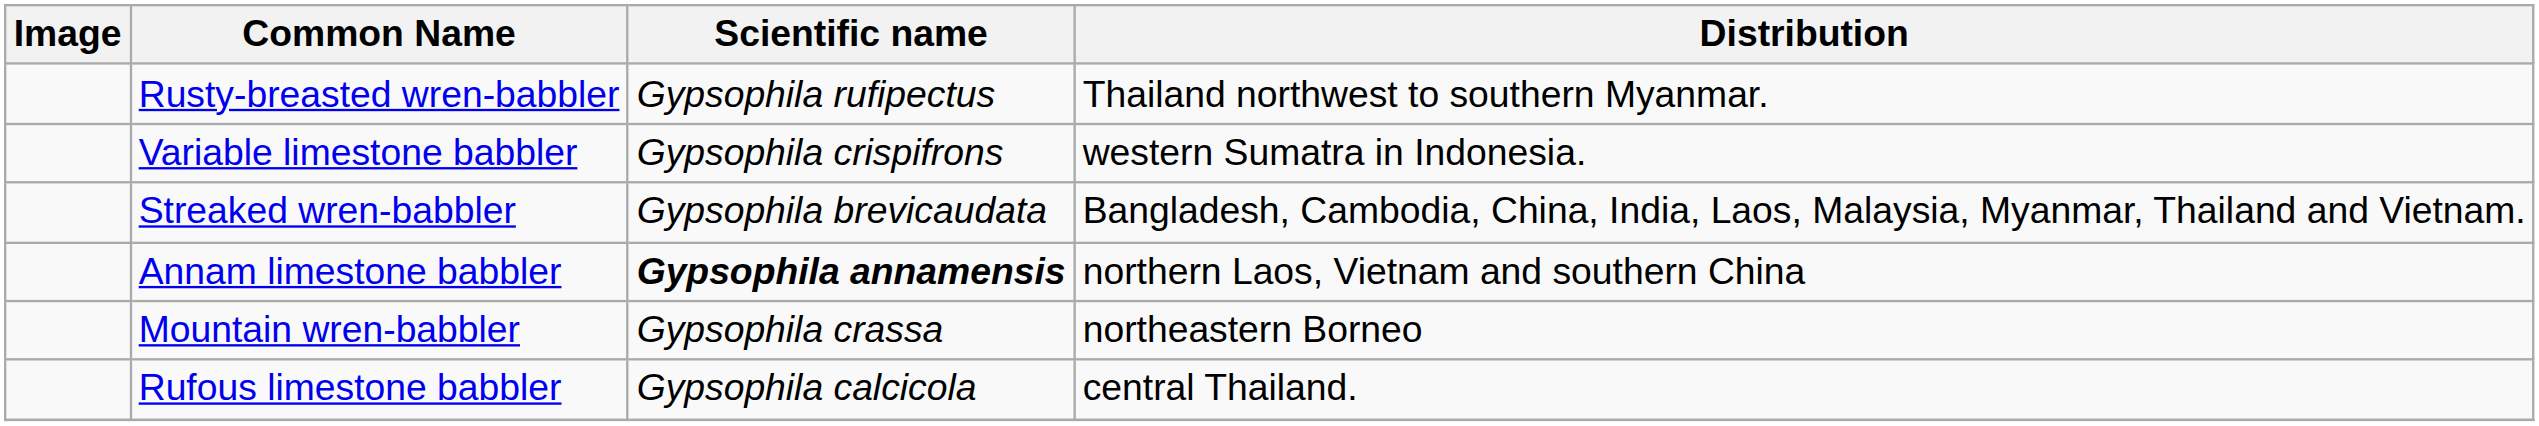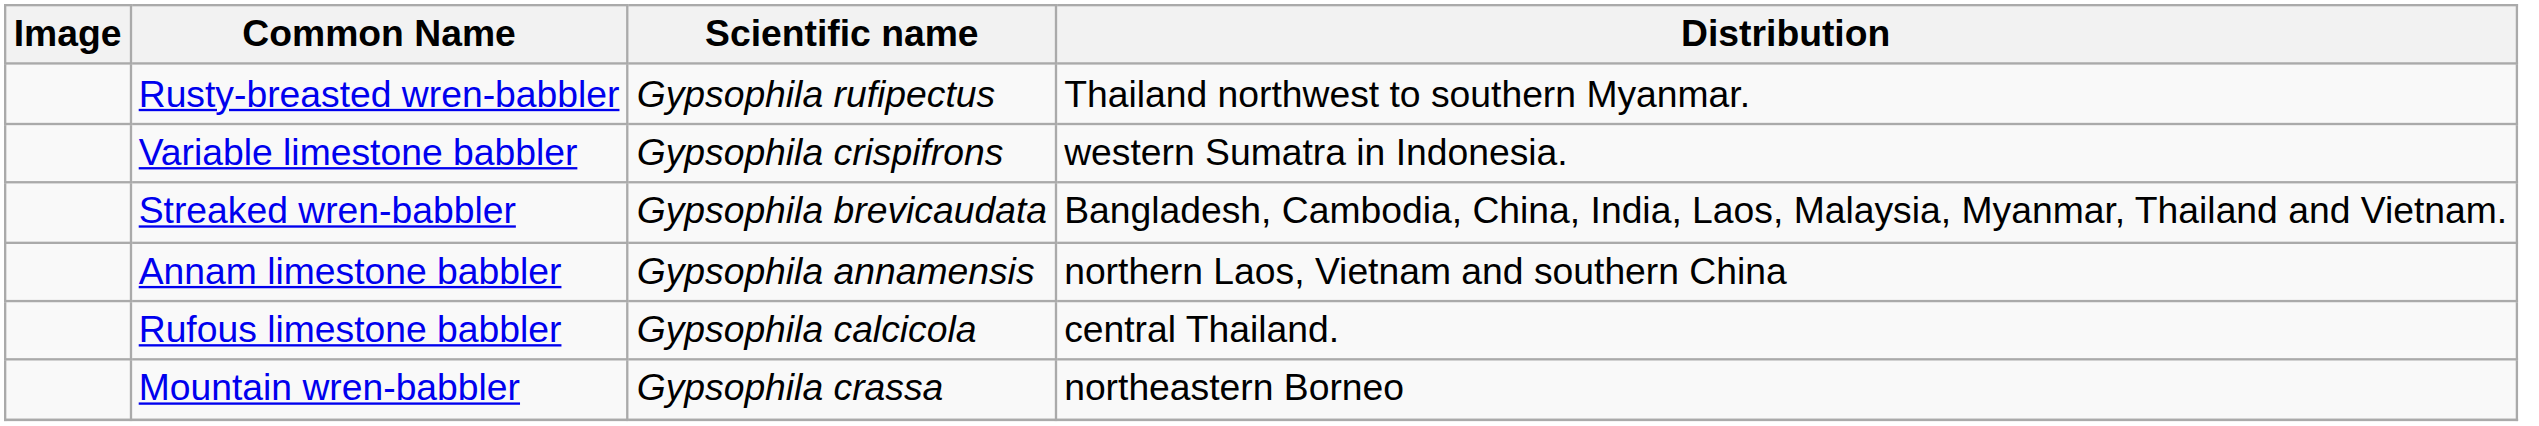(851, 270) bold -> (836, 270) normal
rows swapped: (350, 388) <-> (329, 329)
